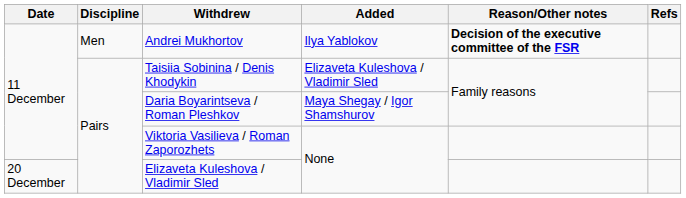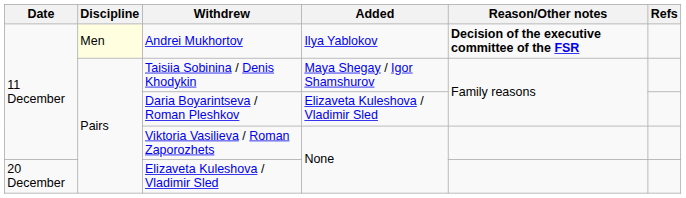(92, 41) no background -> (92, 41) lightyellow background
(364, 75) Elizaveta Kuleshova / Vladimir Sled -> (359, 75) Maya Shegay / Igor Shamshurov
(359, 108) Maya Shegay / Igor Shamshurov -> (364, 108) Elizaveta Kuleshova / Vladimir Sled
